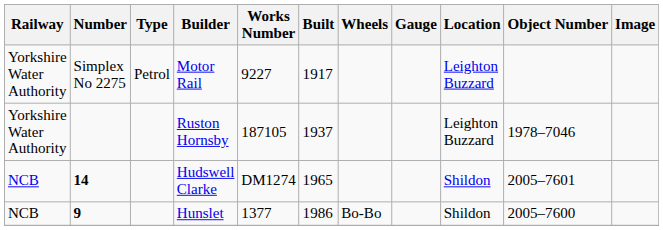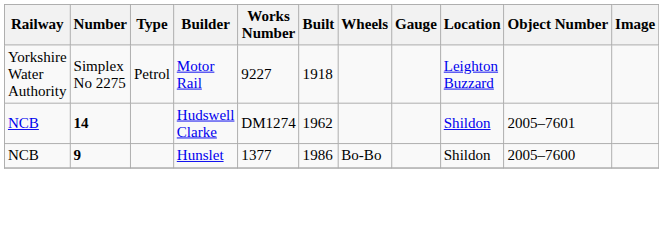(318, 74) 1917 -> (318, 74) 1918
- row: (203, 131)
(318, 181) 1965 -> (318, 123) 1962
